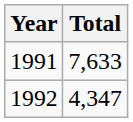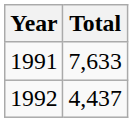(95, 98) 4,347 -> (95, 98) 4,437
